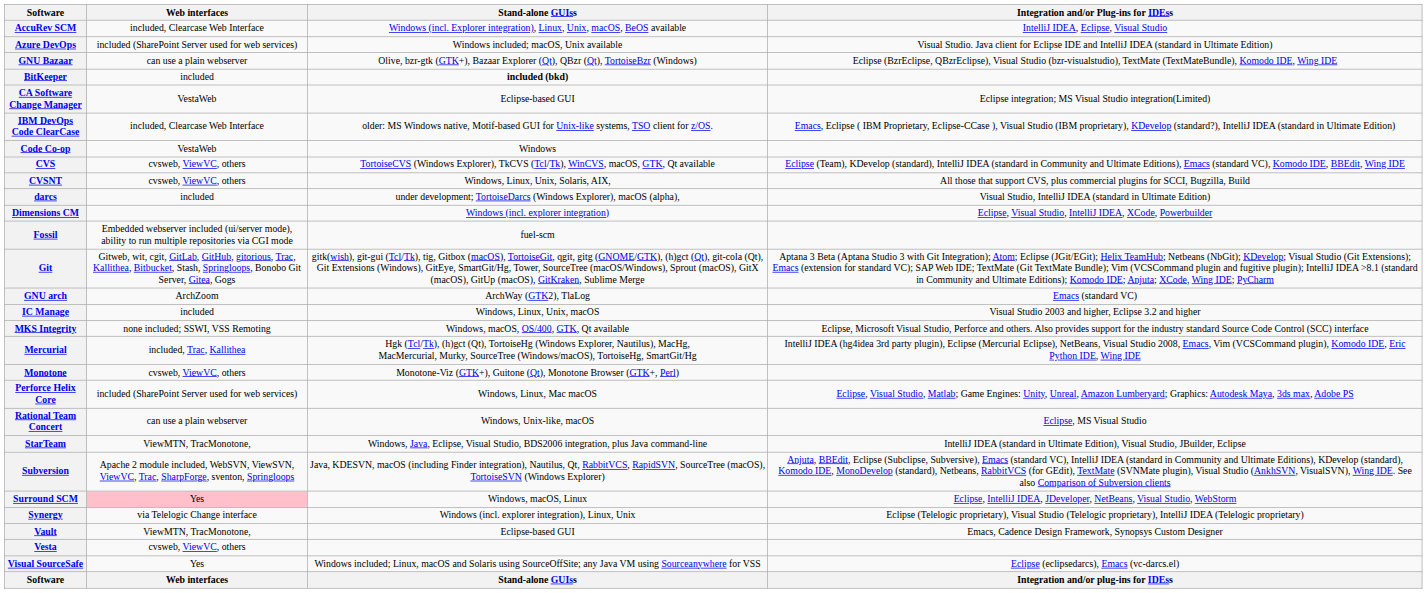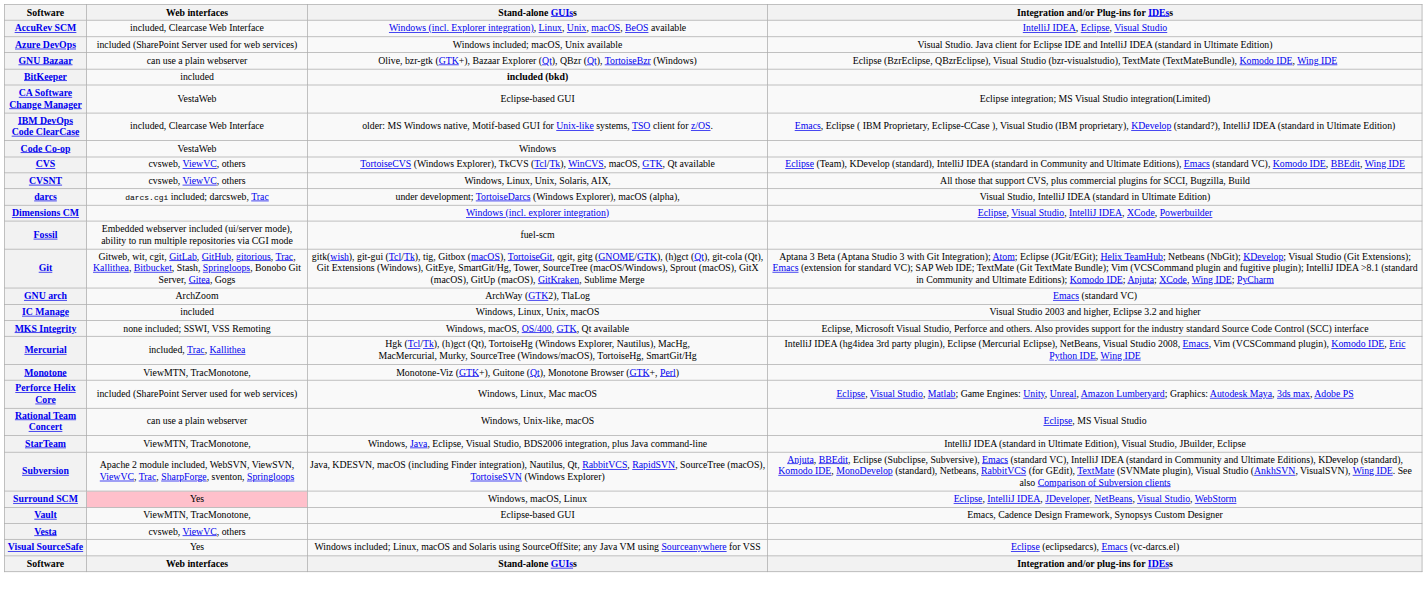(197, 196) included -> (197, 196) darcs.cgi included; darcsweb, Trac
(197, 372) cvsweb, ViewVC, others -> (197, 372) ViewMTN, TracMonotone,
- row: (45, 515)
